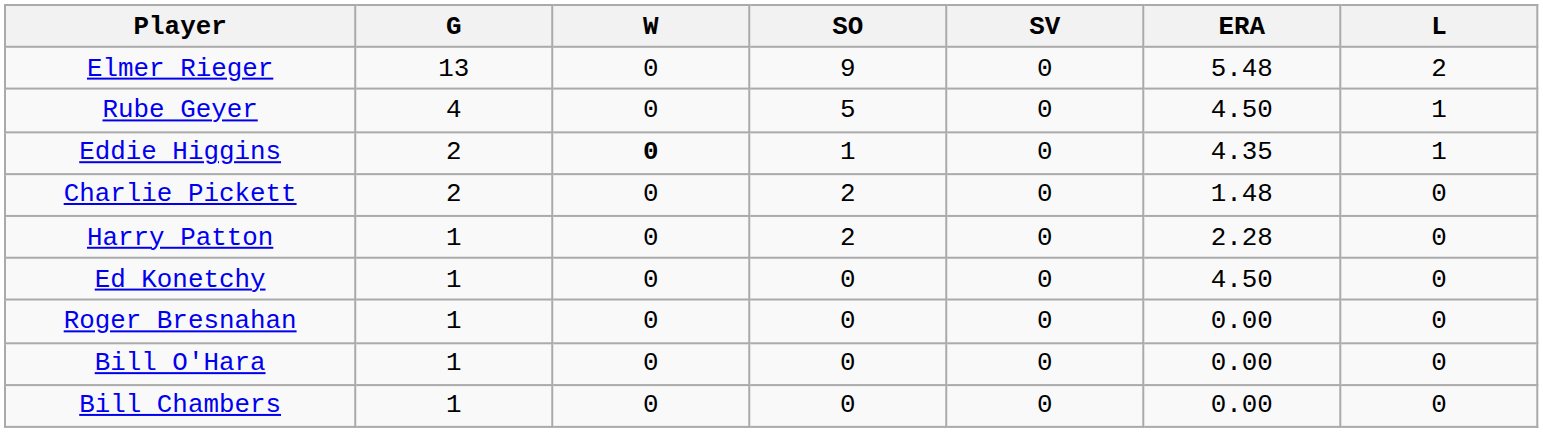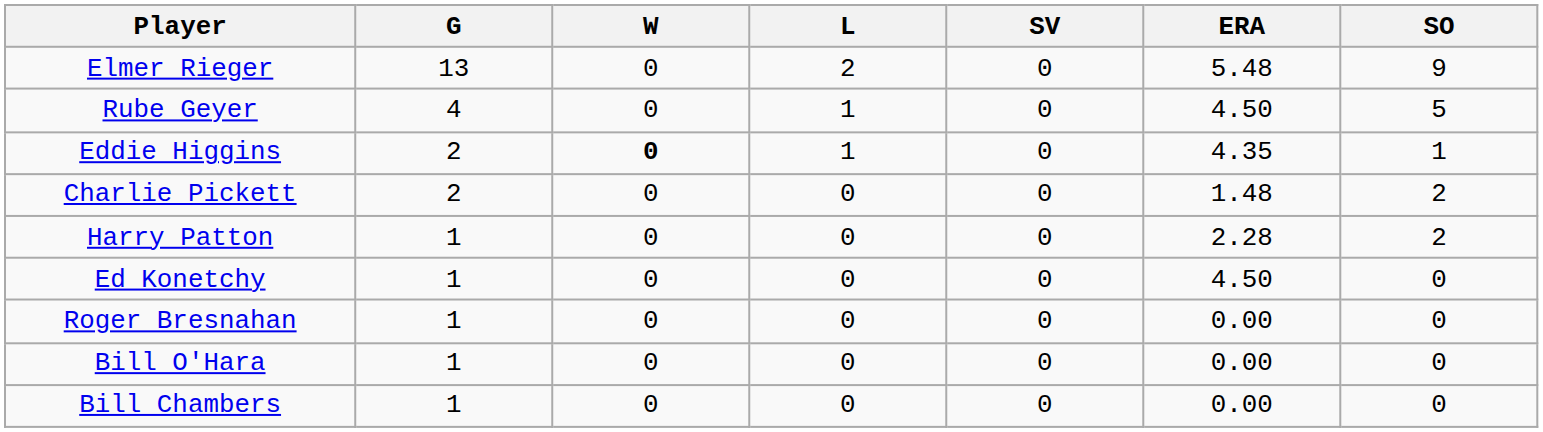columns swapped: (1439, 26) <-> (848, 26)
